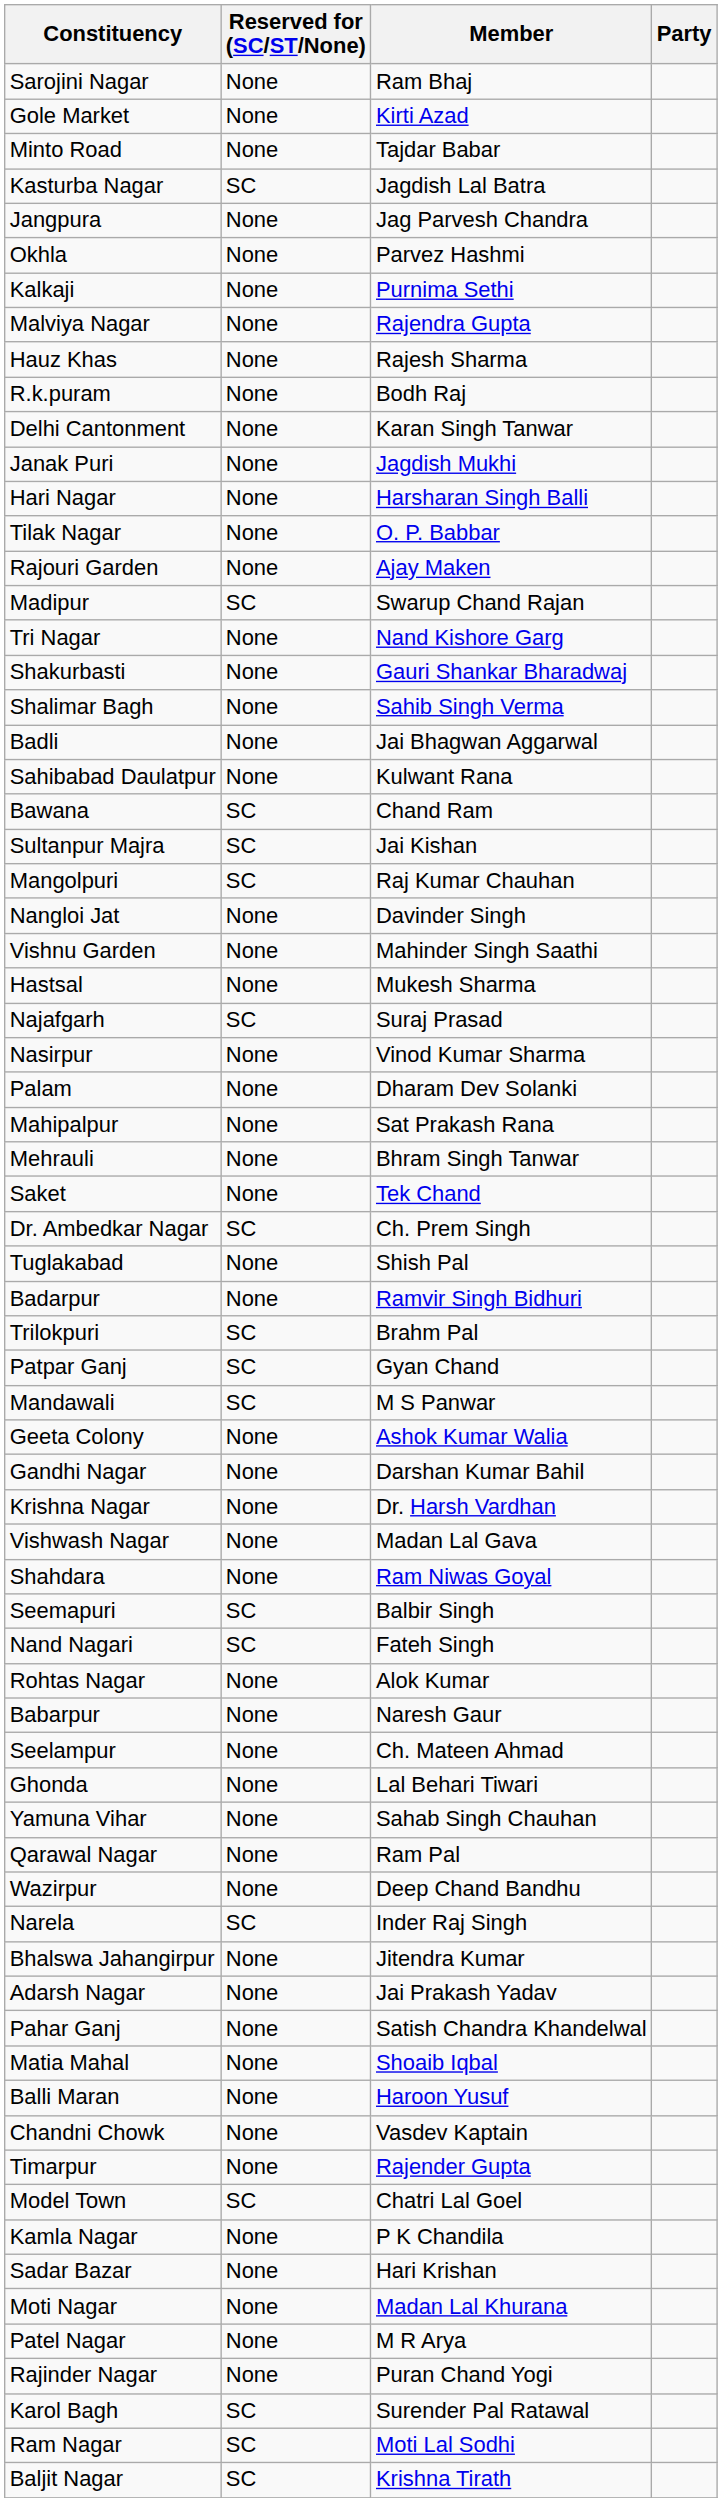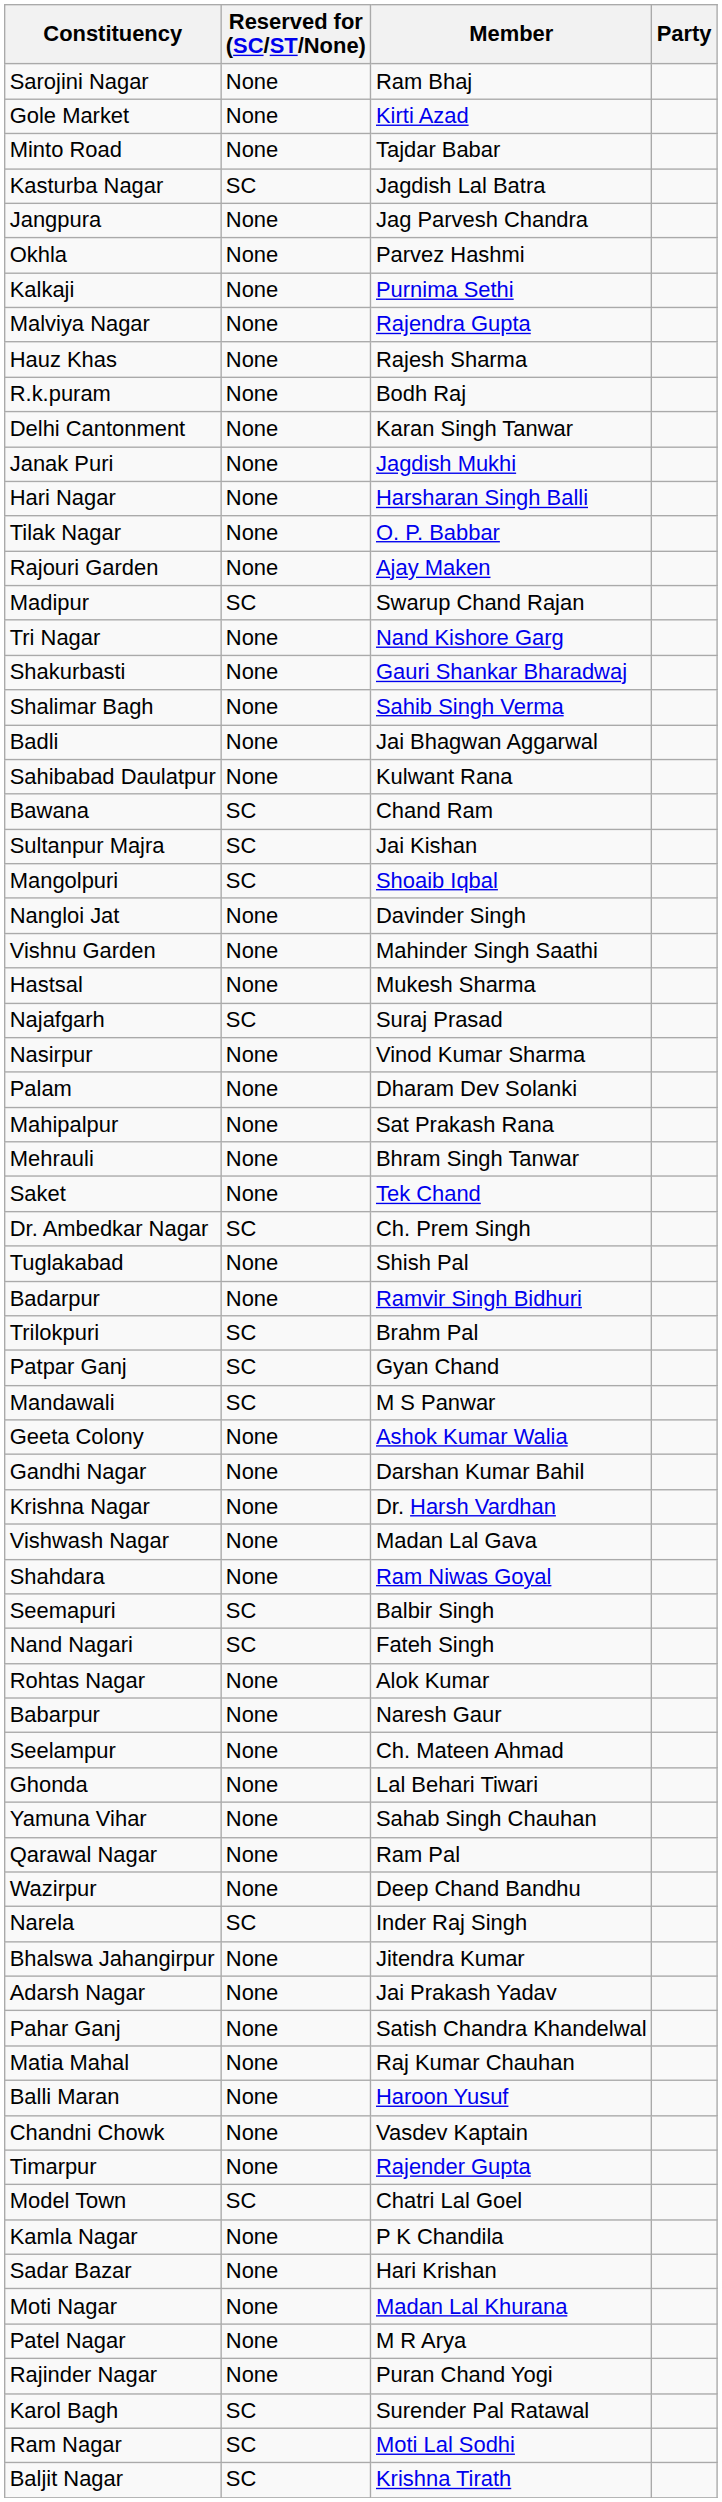(475, 880) Raj Kumar Chauhan -> (437, 880) Shoaib Iqbal
(437, 2062) Shoaib Iqbal -> (475, 2062) Raj Kumar Chauhan
